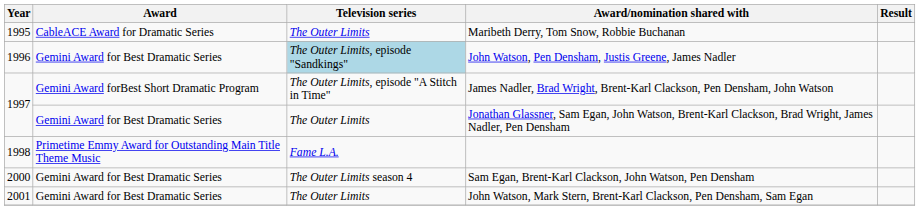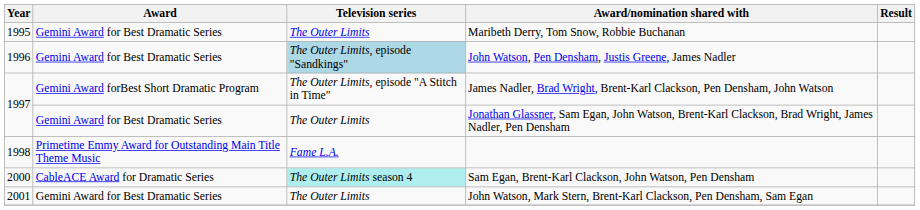(125, 32) CableACE Award for Dramatic Series -> (129, 32) Gemini Award for Best Dramatic Series
(129, 177) Gemini Award for Best Dramatic Series -> (125, 177) CableACE Award for Dramatic Series
(351, 177) no background -> (351, 177) paleturquoise background
